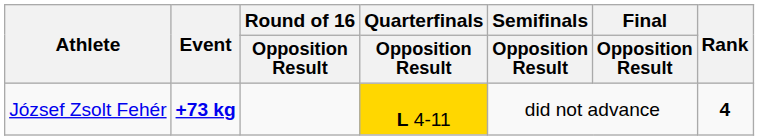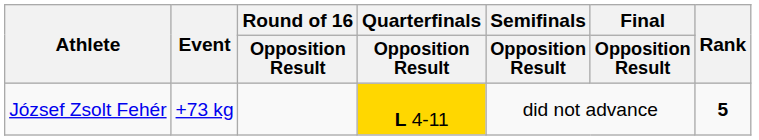(206, 110) bold -> (205, 110) normal
(725, 110) 4 -> (723, 110) 5
